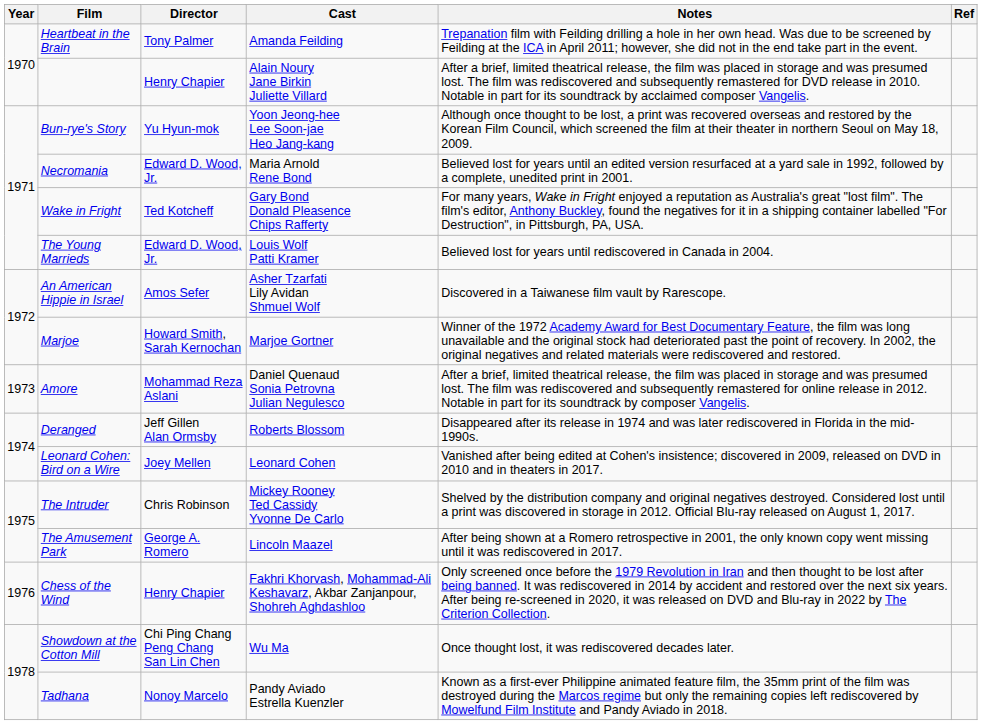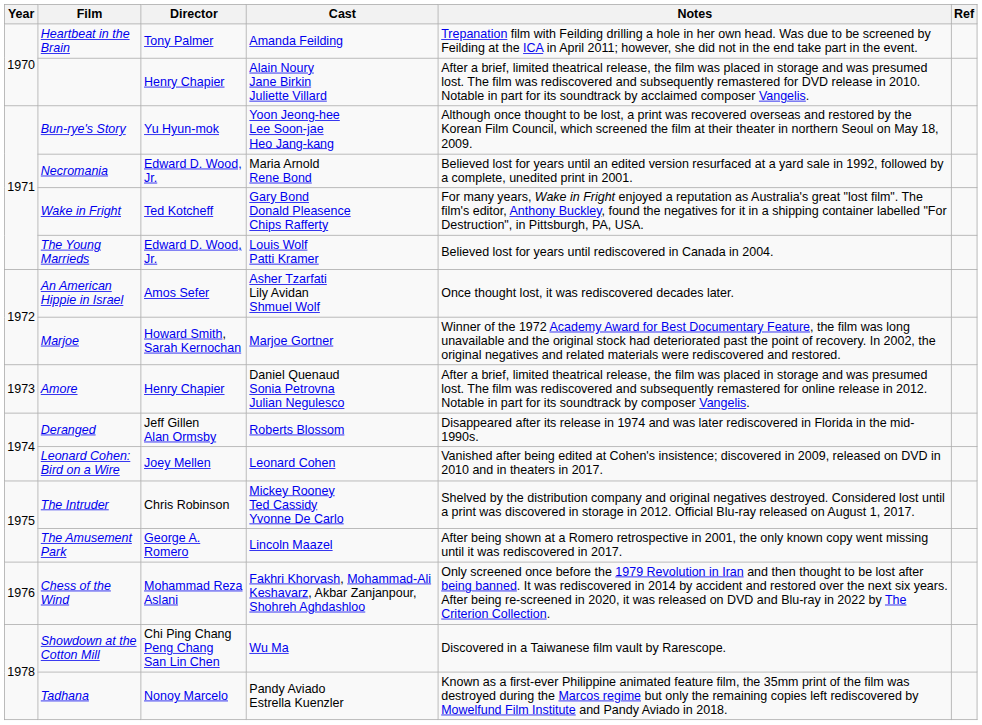(584, 293) Discovered in a Taiwanese film vault by Rarescope. -> (588, 293) Once thought lost, it was rediscovered decades later.
(193, 389) Mohammad Reza Aslani -> (184, 389) Henry Chapier
(184, 593) Henry Chapier -> (193, 593) Mohammad Reza Aslani
(588, 648) Once thought lost, it was rediscovered decades later. -> (584, 648) Discovered in a Taiwanese film vault by Rarescope.
